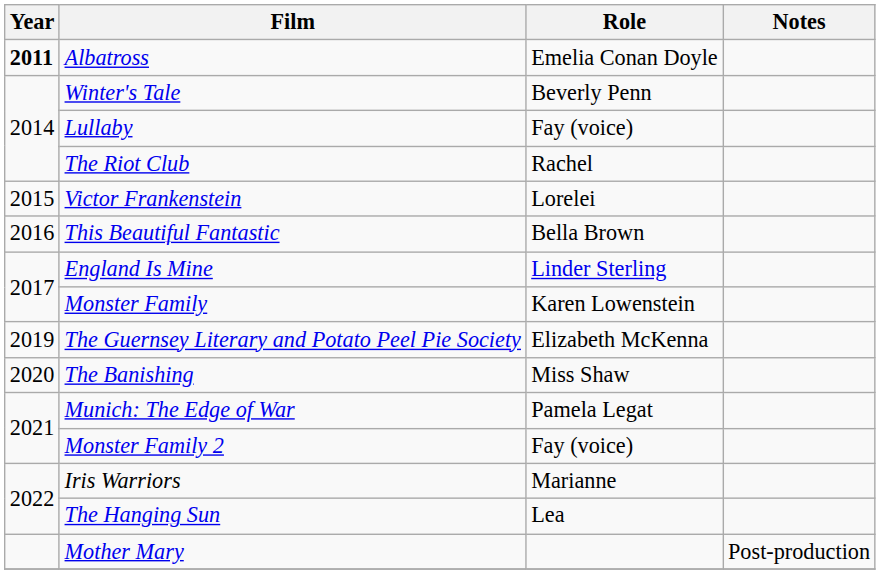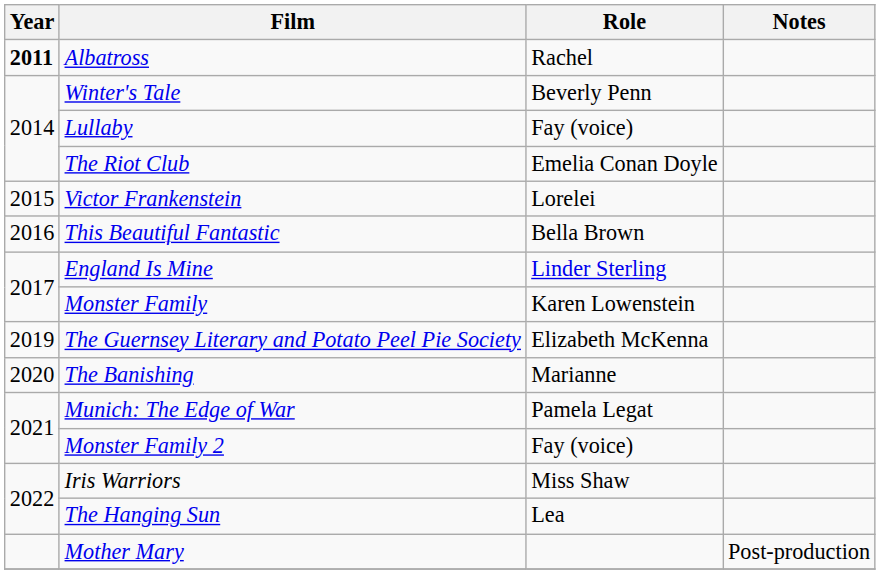(624, 57) Emelia Conan Doyle -> (562, 57) Rachel
(562, 163) Rachel -> (624, 163) Emelia Conan Doyle
(580, 374) Miss Shaw -> (574, 374) Marianne
(574, 480) Marianne -> (580, 480) Miss Shaw
